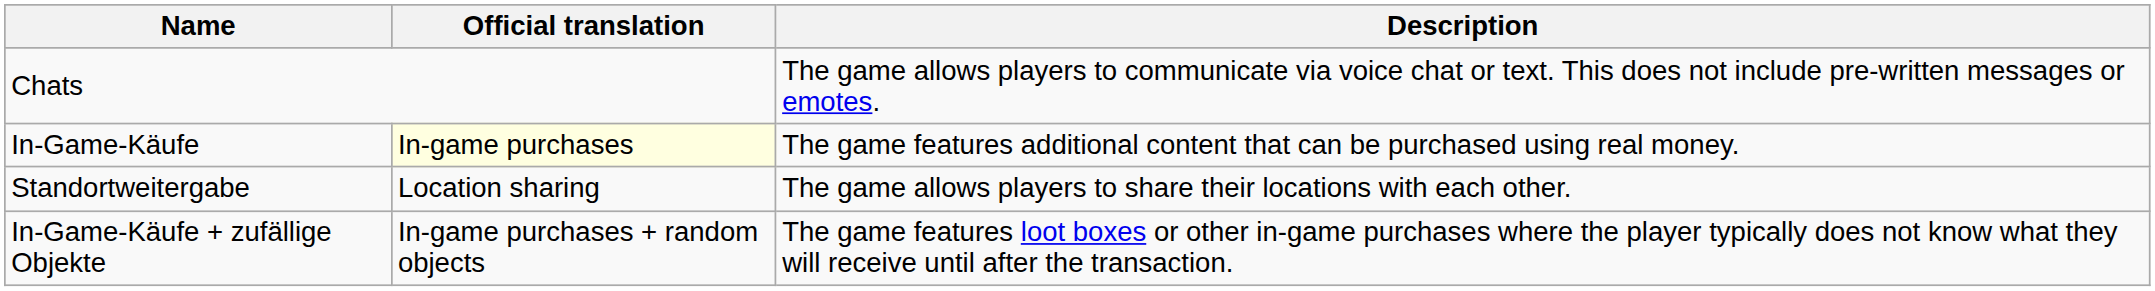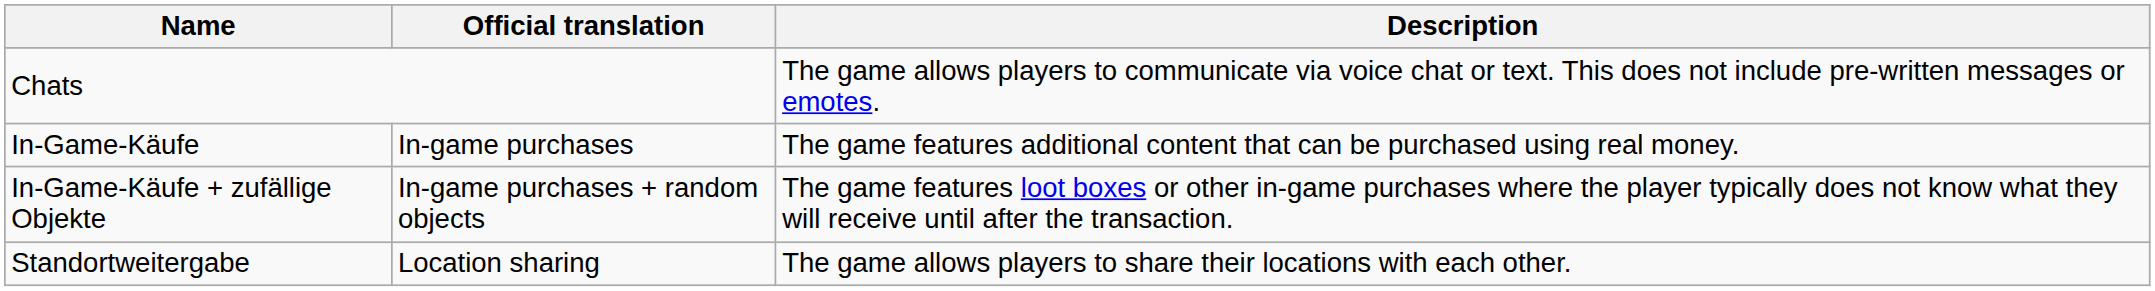(516, 144) lightyellow background -> (516, 144) no background
rows swapped: (171, 247) <-> (131, 188)
